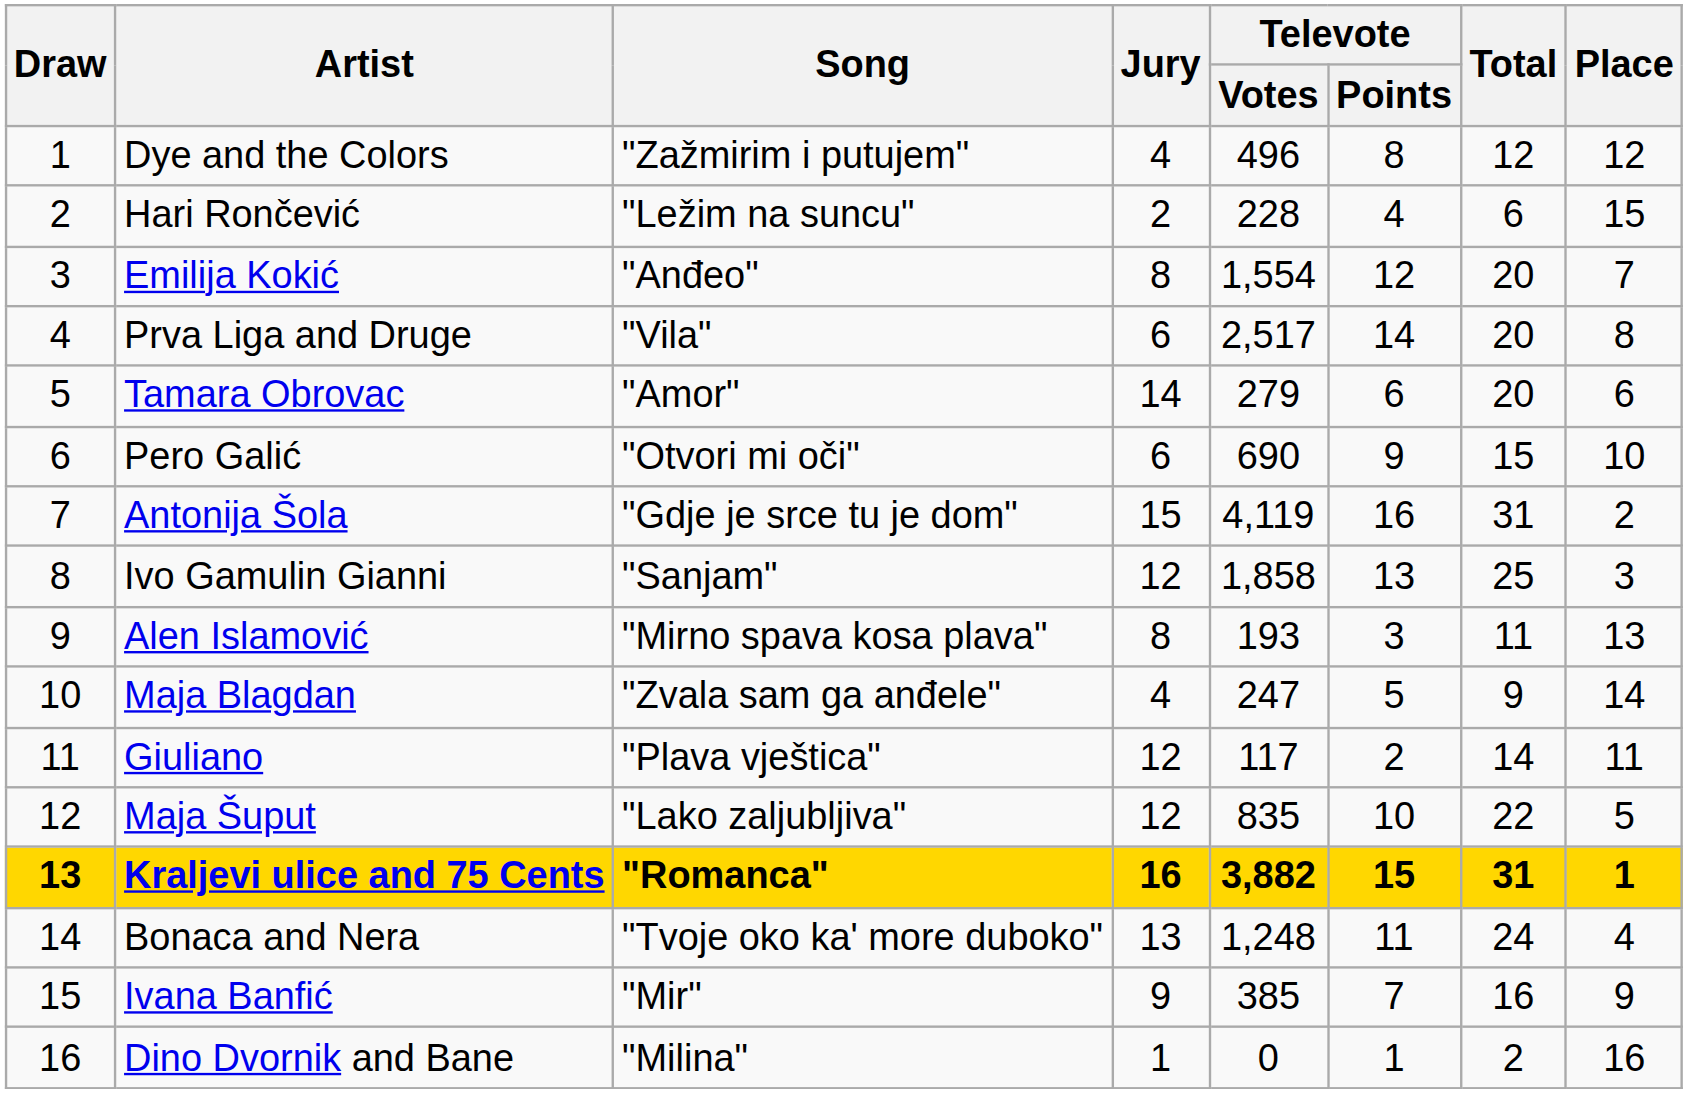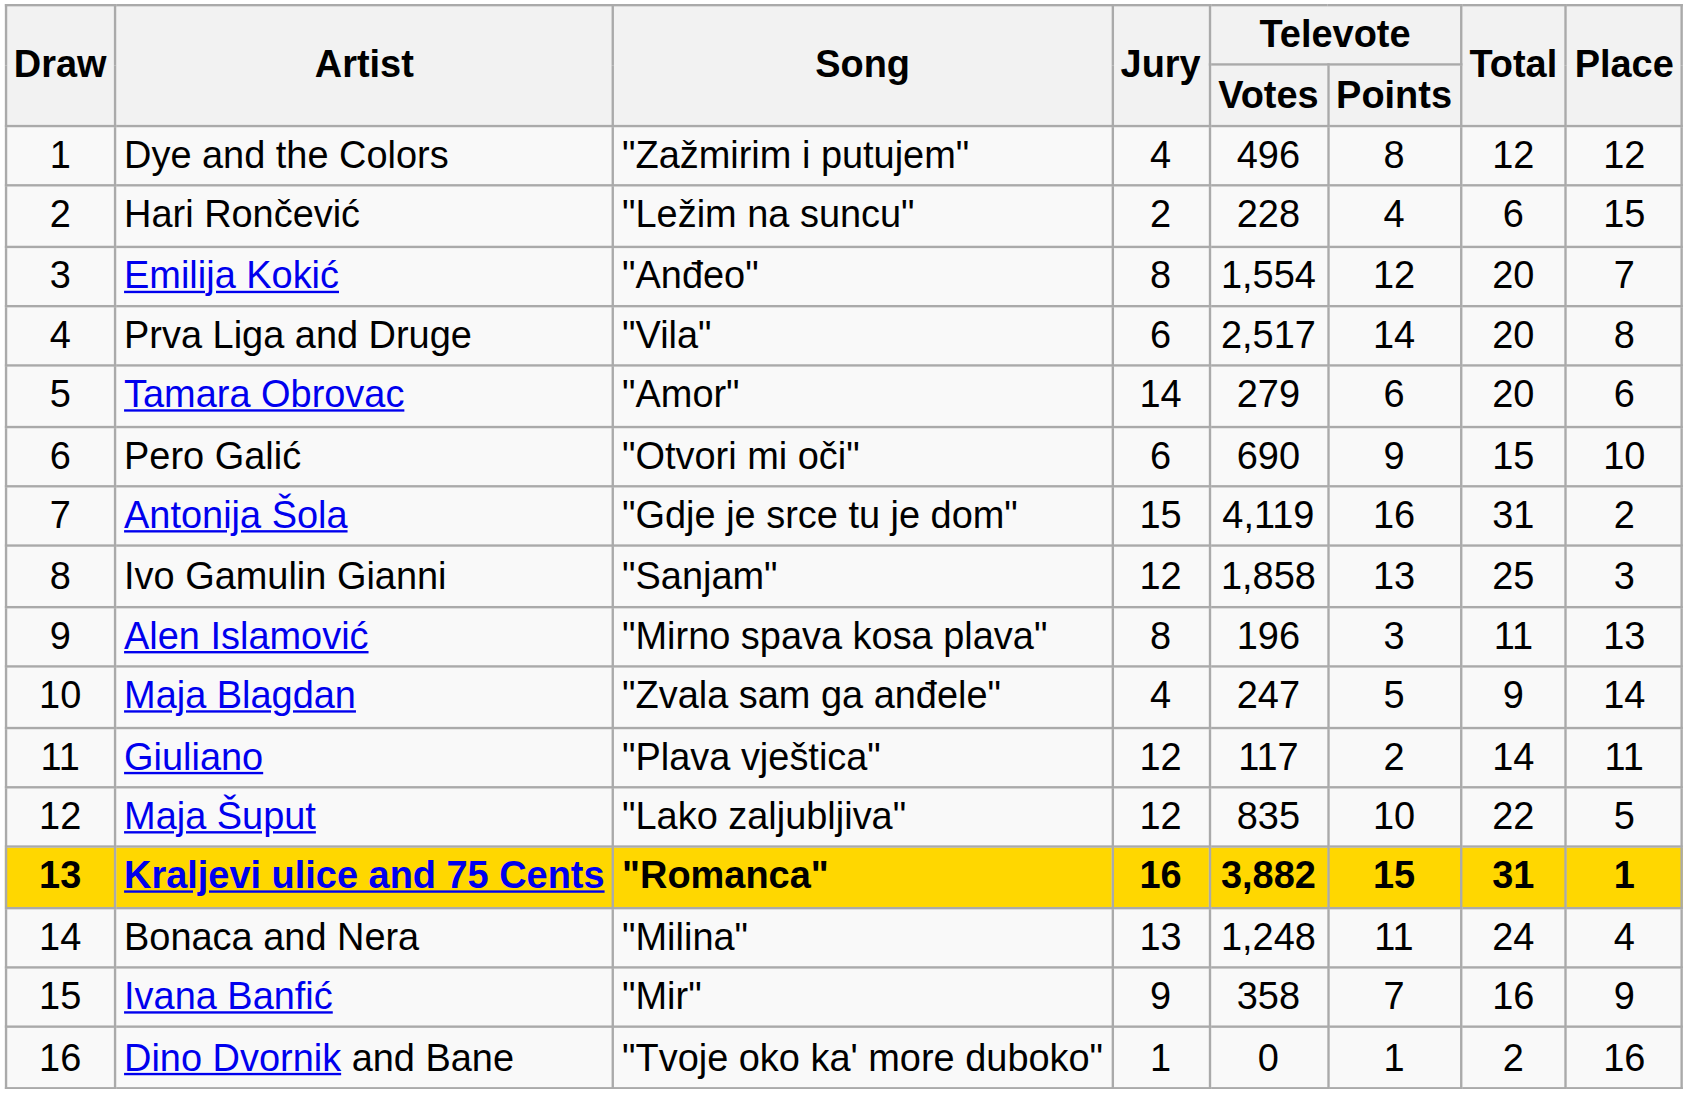(1268, 635) 193 -> (1268, 635) 196
(863, 936) "Tvoje oko ka' more duboko" -> (685, 936) "Milina"
(1268, 996) 385 -> (1268, 996) 358
(685, 1056) "Milina" -> (863, 1056) "Tvoje oko ka' more duboko"
